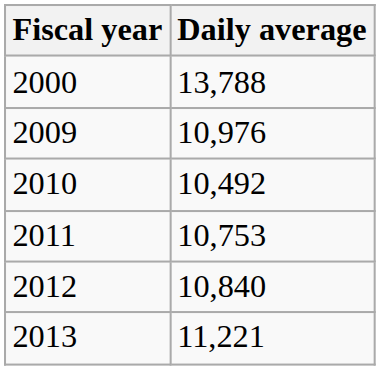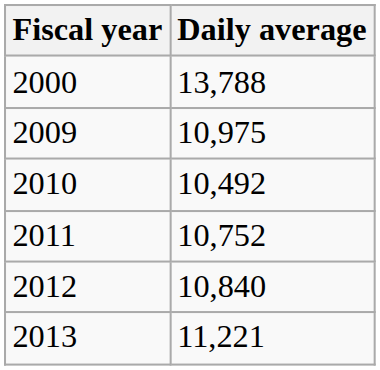(222, 132) 10,976 -> (222, 132) 10,975
(222, 235) 10,753 -> (222, 235) 10,752
